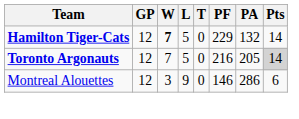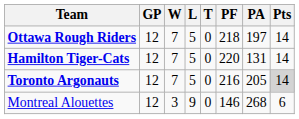+ row: (72, 37)
(168, 37) bold -> (175, 59) normal
(223, 37) 229 -> (229, 59) 220
(250, 37) 132 -> (256, 59) 131
(250, 80) 286 -> (256, 102) 268
